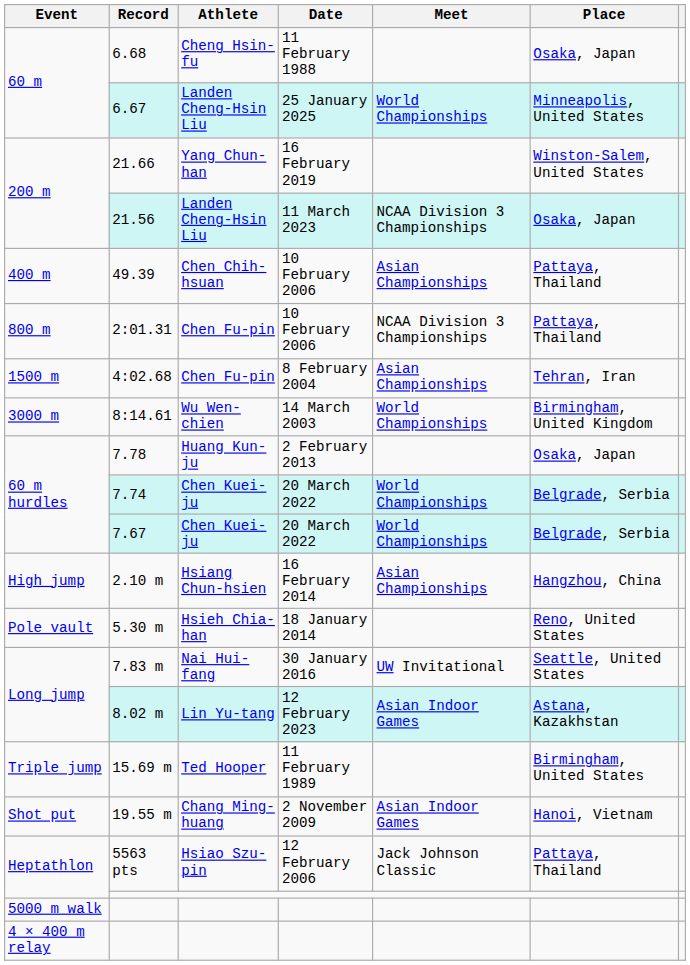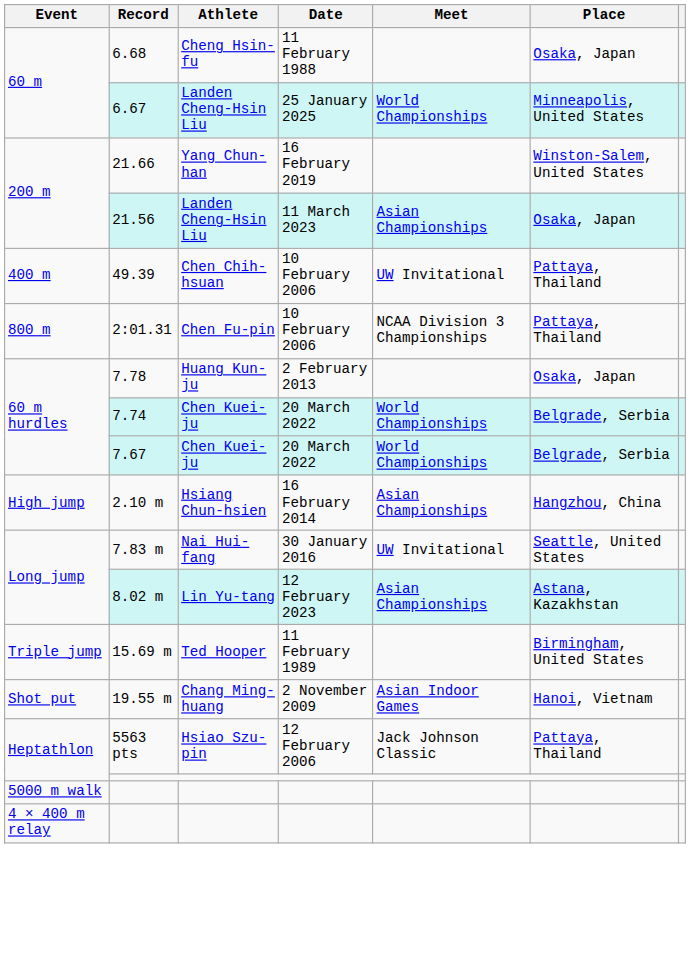(440, 221) NCAA Division 3 Championships -> (432, 221) Asian Championships
(432, 276) Asian Championships -> (440, 276) UW Invitational
- row: (34, 378)
- row: (34, 417)
- row: (51, 628)
(428, 715) Asian Indoor Games -> (432, 597) Asian Championships
